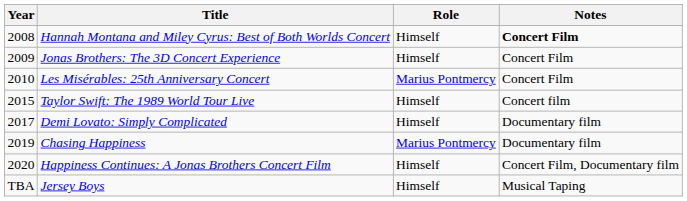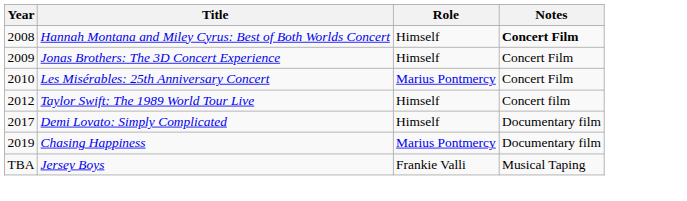(21, 100) 2015 -> (21, 100) 2012
- row: (186, 164)
(418, 185) Himself -> (431, 164) Frankie Valli
